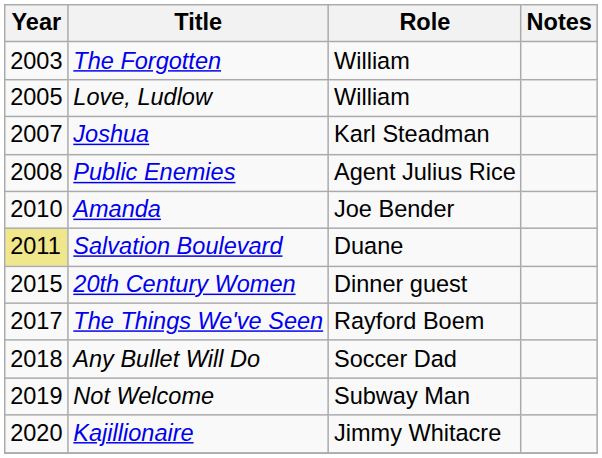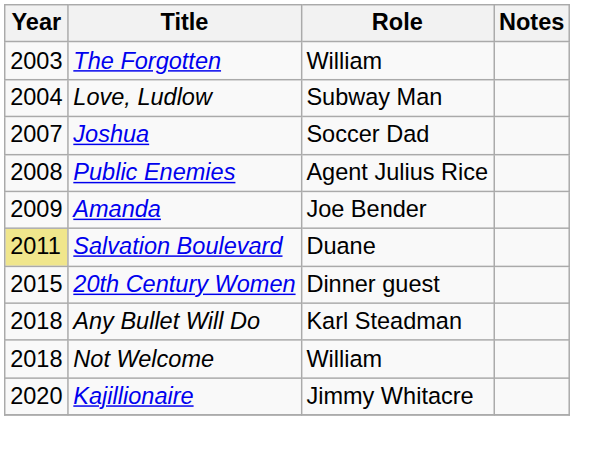(36, 97) 2005 -> (36, 97) 2004
(372, 97) William -> (374, 97) Subway Man
(412, 135) Karl Steadman -> (368, 135) Soccer Dad
(36, 209) 2010 -> (36, 209) 2009
- row: (198, 321)
(395, 358) Soccer Dad -> (384, 321) Karl Steadman
(36, 396) 2019 -> (36, 358) 2018
(402, 396) Subway Man -> (344, 358) William
